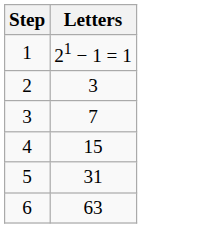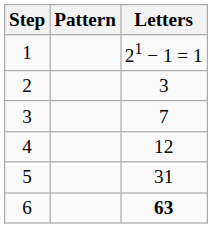+ column: (85, 19)
(93, 146) 15 -> (164, 146) 12
(93, 207) normal -> (164, 207) bold
